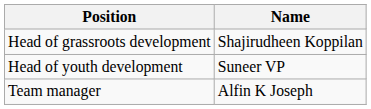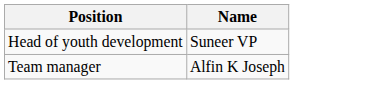- row: (109, 41)
